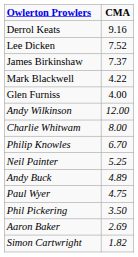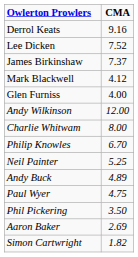(118, 78) 4.22 -> (118, 78) 4.12
